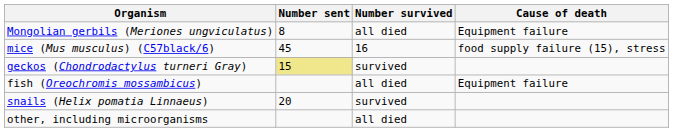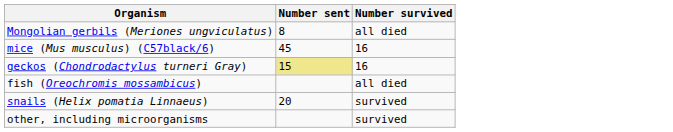- column: (562, 13)
(381, 66) survived -> (362, 66) 16
(381, 119) all died -> (381, 119) survived
